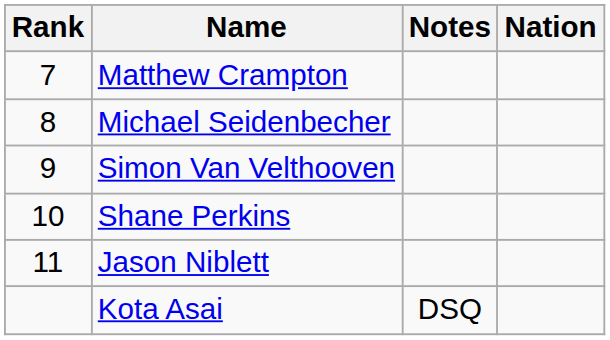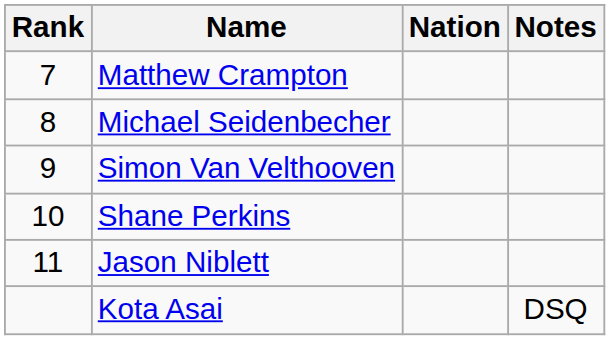columns swapped: (551, 27) <-> (450, 27)
